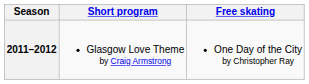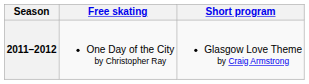columns swapped: (123, 12) <-> (245, 12)
